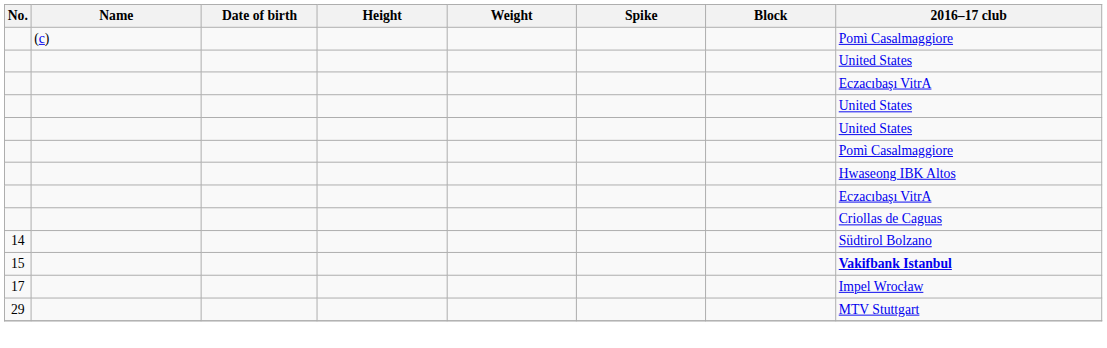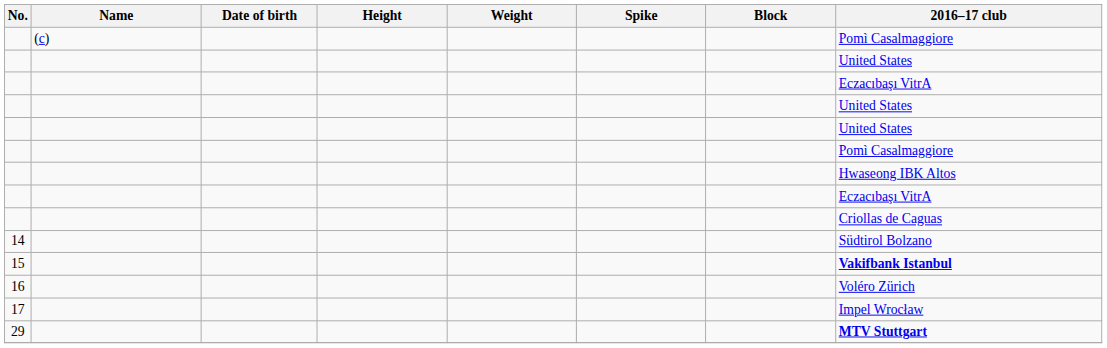+ row: (18, 286)
(879, 309) normal -> (883, 332) bold
